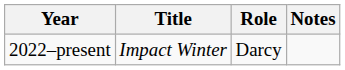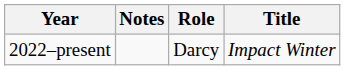columns swapped: (173, 19) <-> (313, 19)
